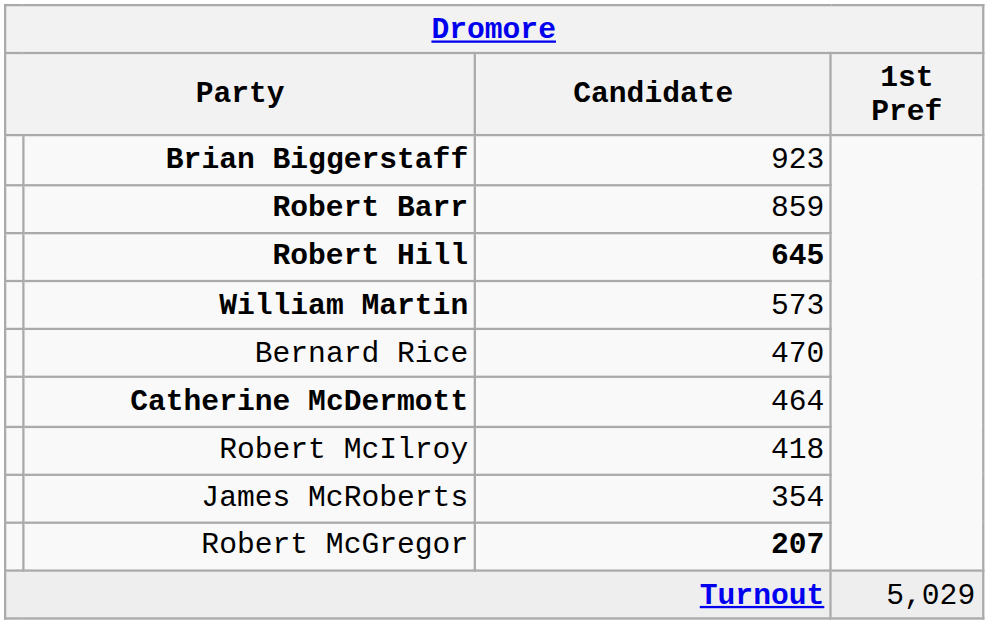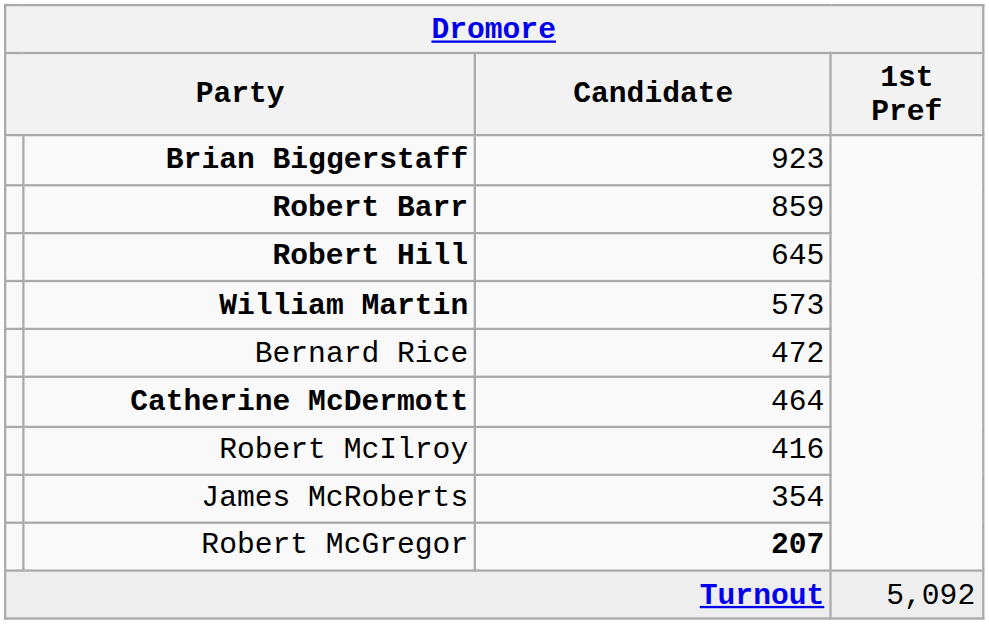(798, 257) bold -> (798, 257) normal
(798, 353) 470 -> (798, 353) 472
(798, 450) 418 -> (798, 450) 416
(931, 595) 5,029 -> (931, 595) 5,092
